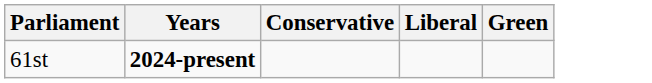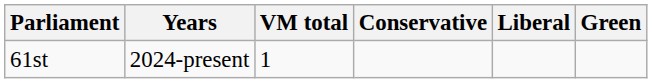+ column: (304, 22)
(193, 58) bold -> (190, 58) normal
